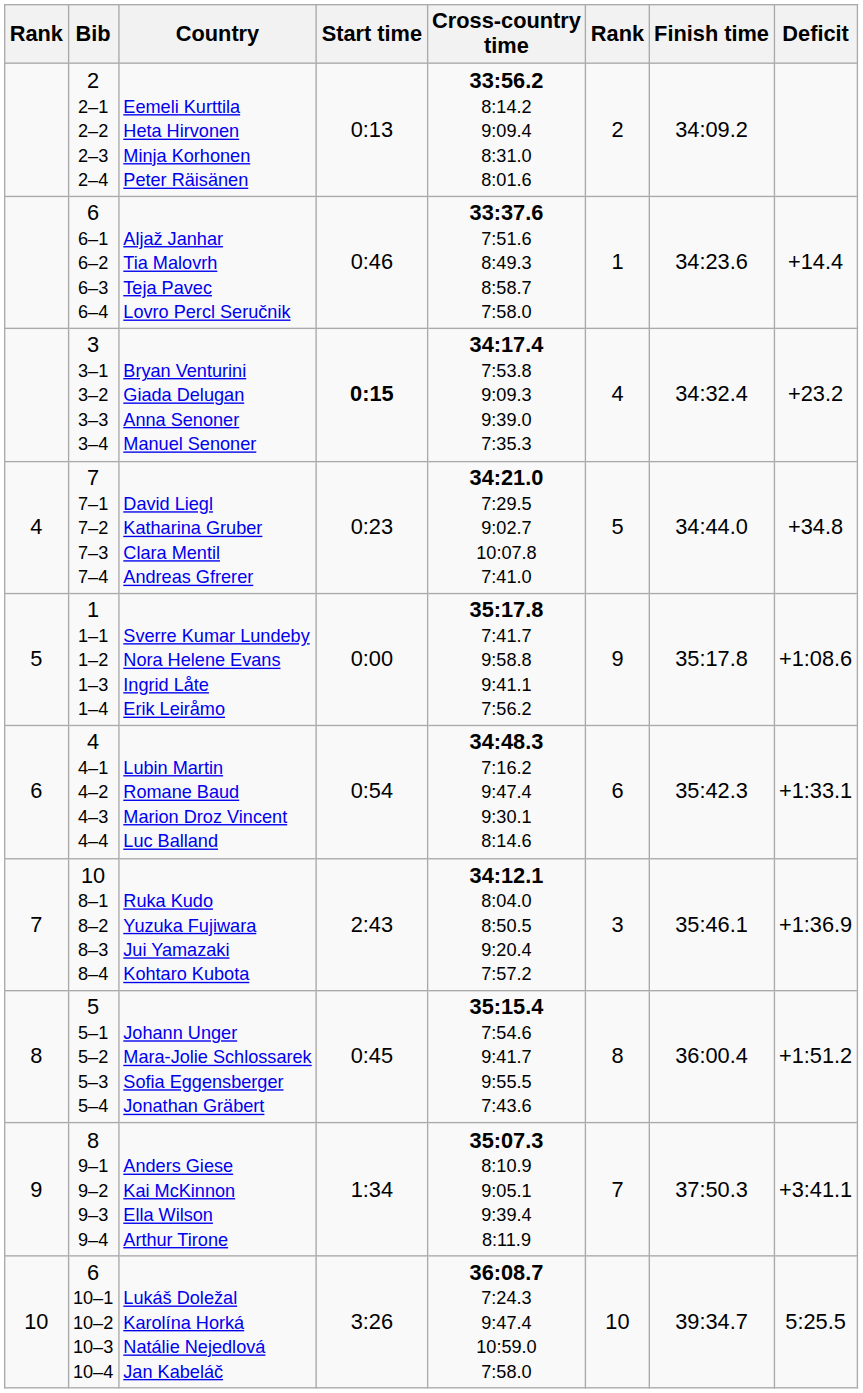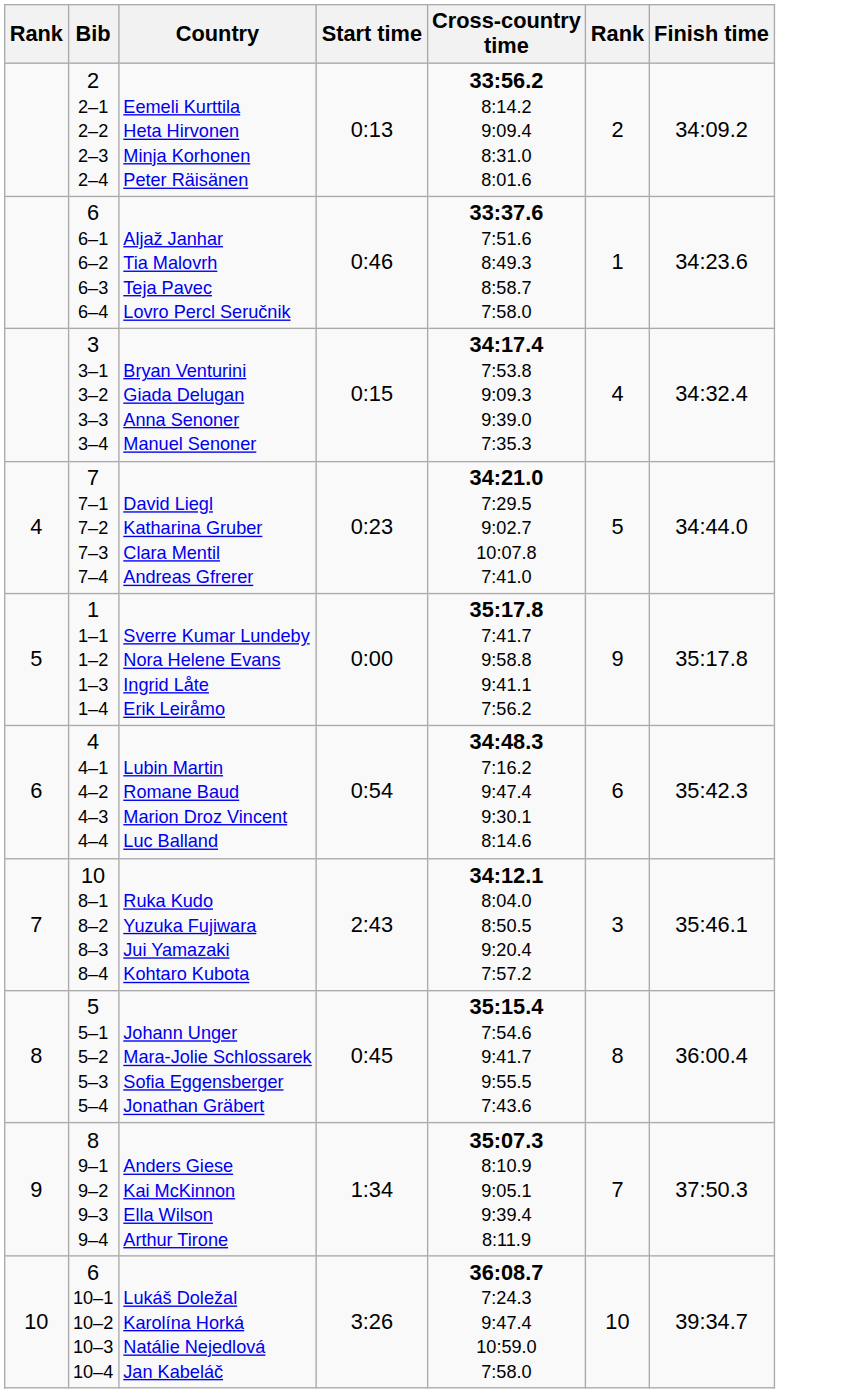- column: (816, 33)
(372, 394) bold -> (372, 394) normal
